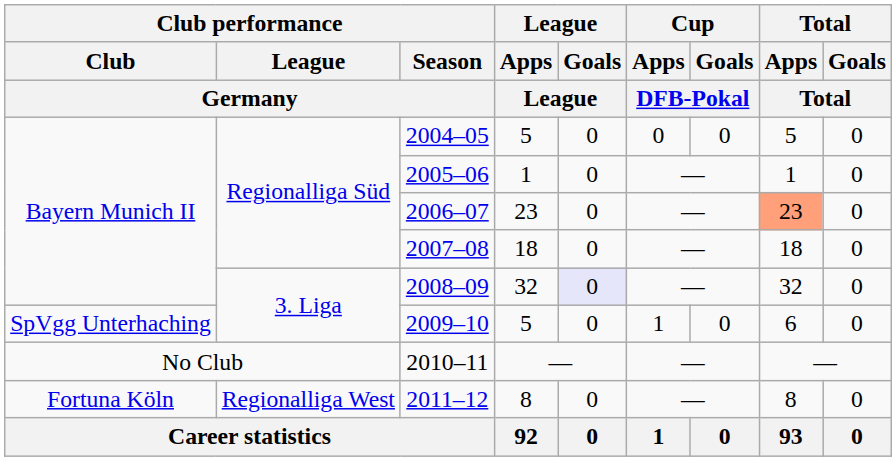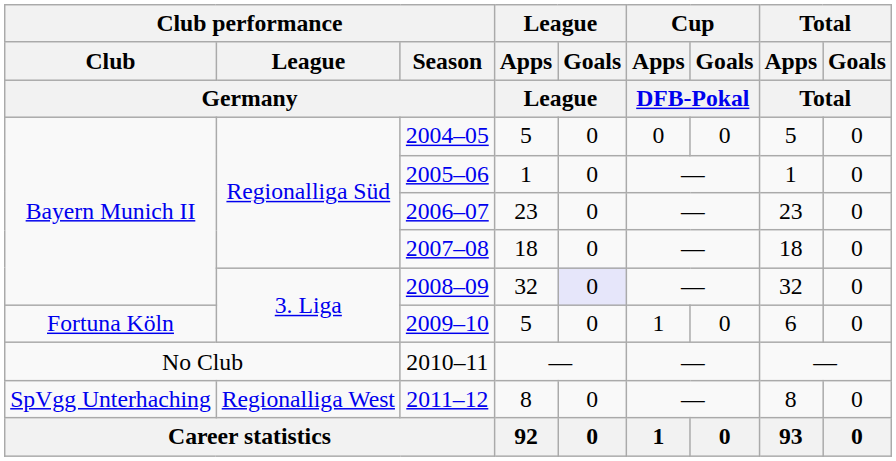(791, 211) lightsalmon background -> (791, 211) no background
(110, 323) SpVgg Unterhaching -> (110, 323) Fortuna Köln
(110, 398) Fortuna Köln -> (110, 398) SpVgg Unterhaching
